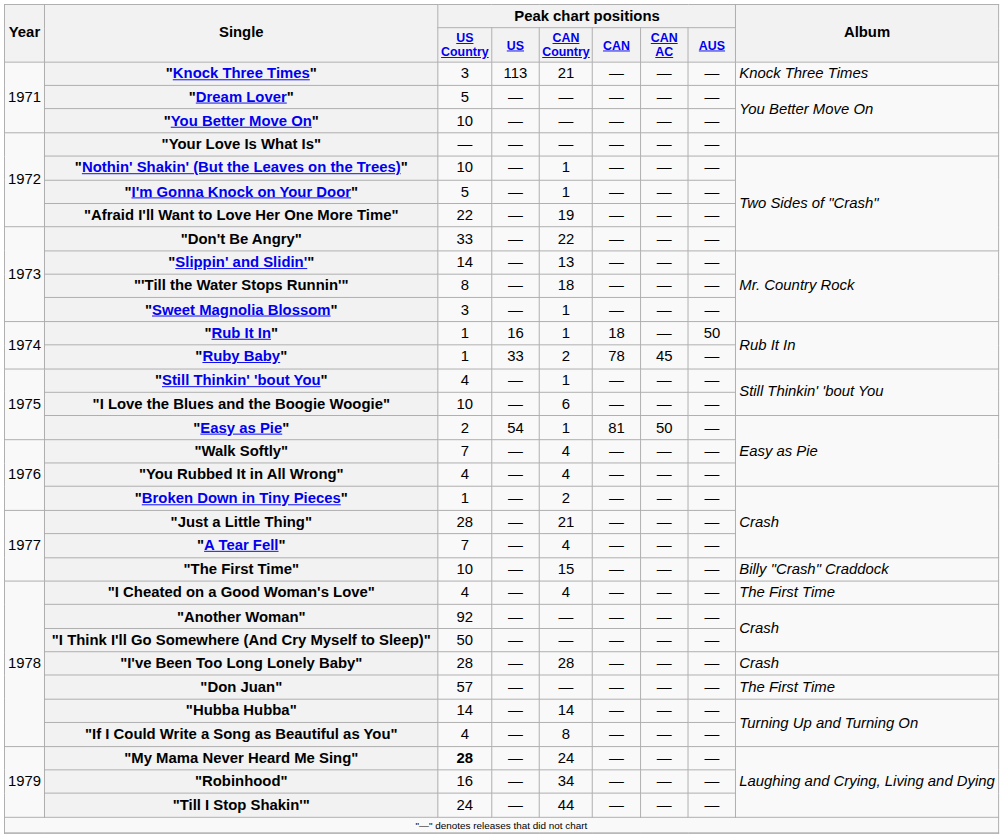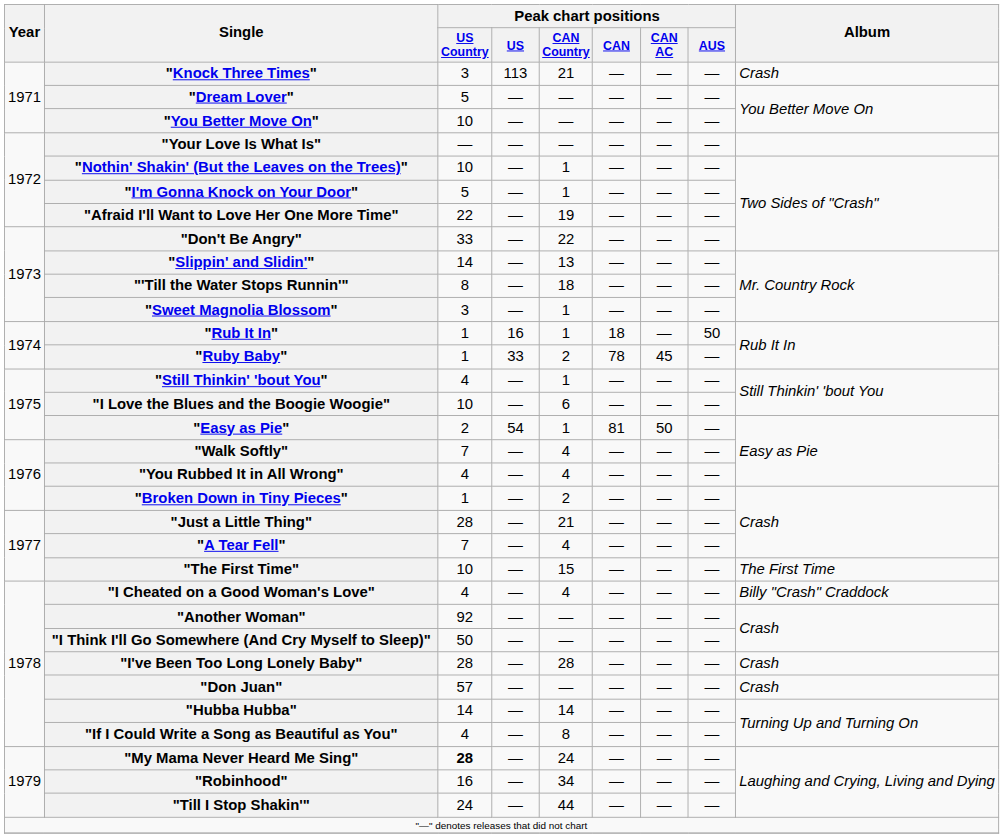(804, 73) Knock Three Times -> (759, 73) Crash
(814, 569) Billy "Crash" Craddock -> (787, 569) The First Time
(787, 592) The First Time -> (814, 592) Billy "Crash" Craddock
(787, 687) The First Time -> (759, 687) Crash
